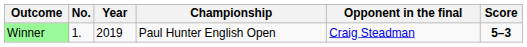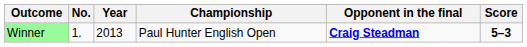(109, 32) 2019 -> (109, 32) 2013
(372, 32) normal -> (374, 32) bold
